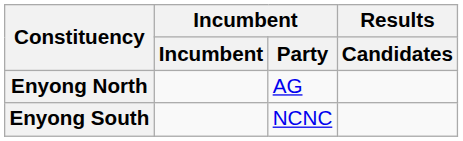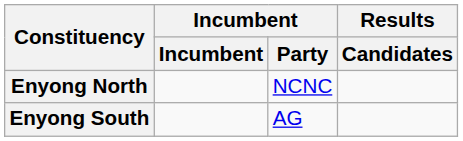(288, 86) AG -> (302, 86) NCNC
(302, 119) NCNC -> (288, 119) AG
